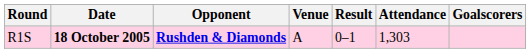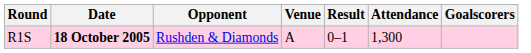(221, 37) bold -> (217, 37) normal
(394, 37) 1,303 -> (387, 37) 1,300
